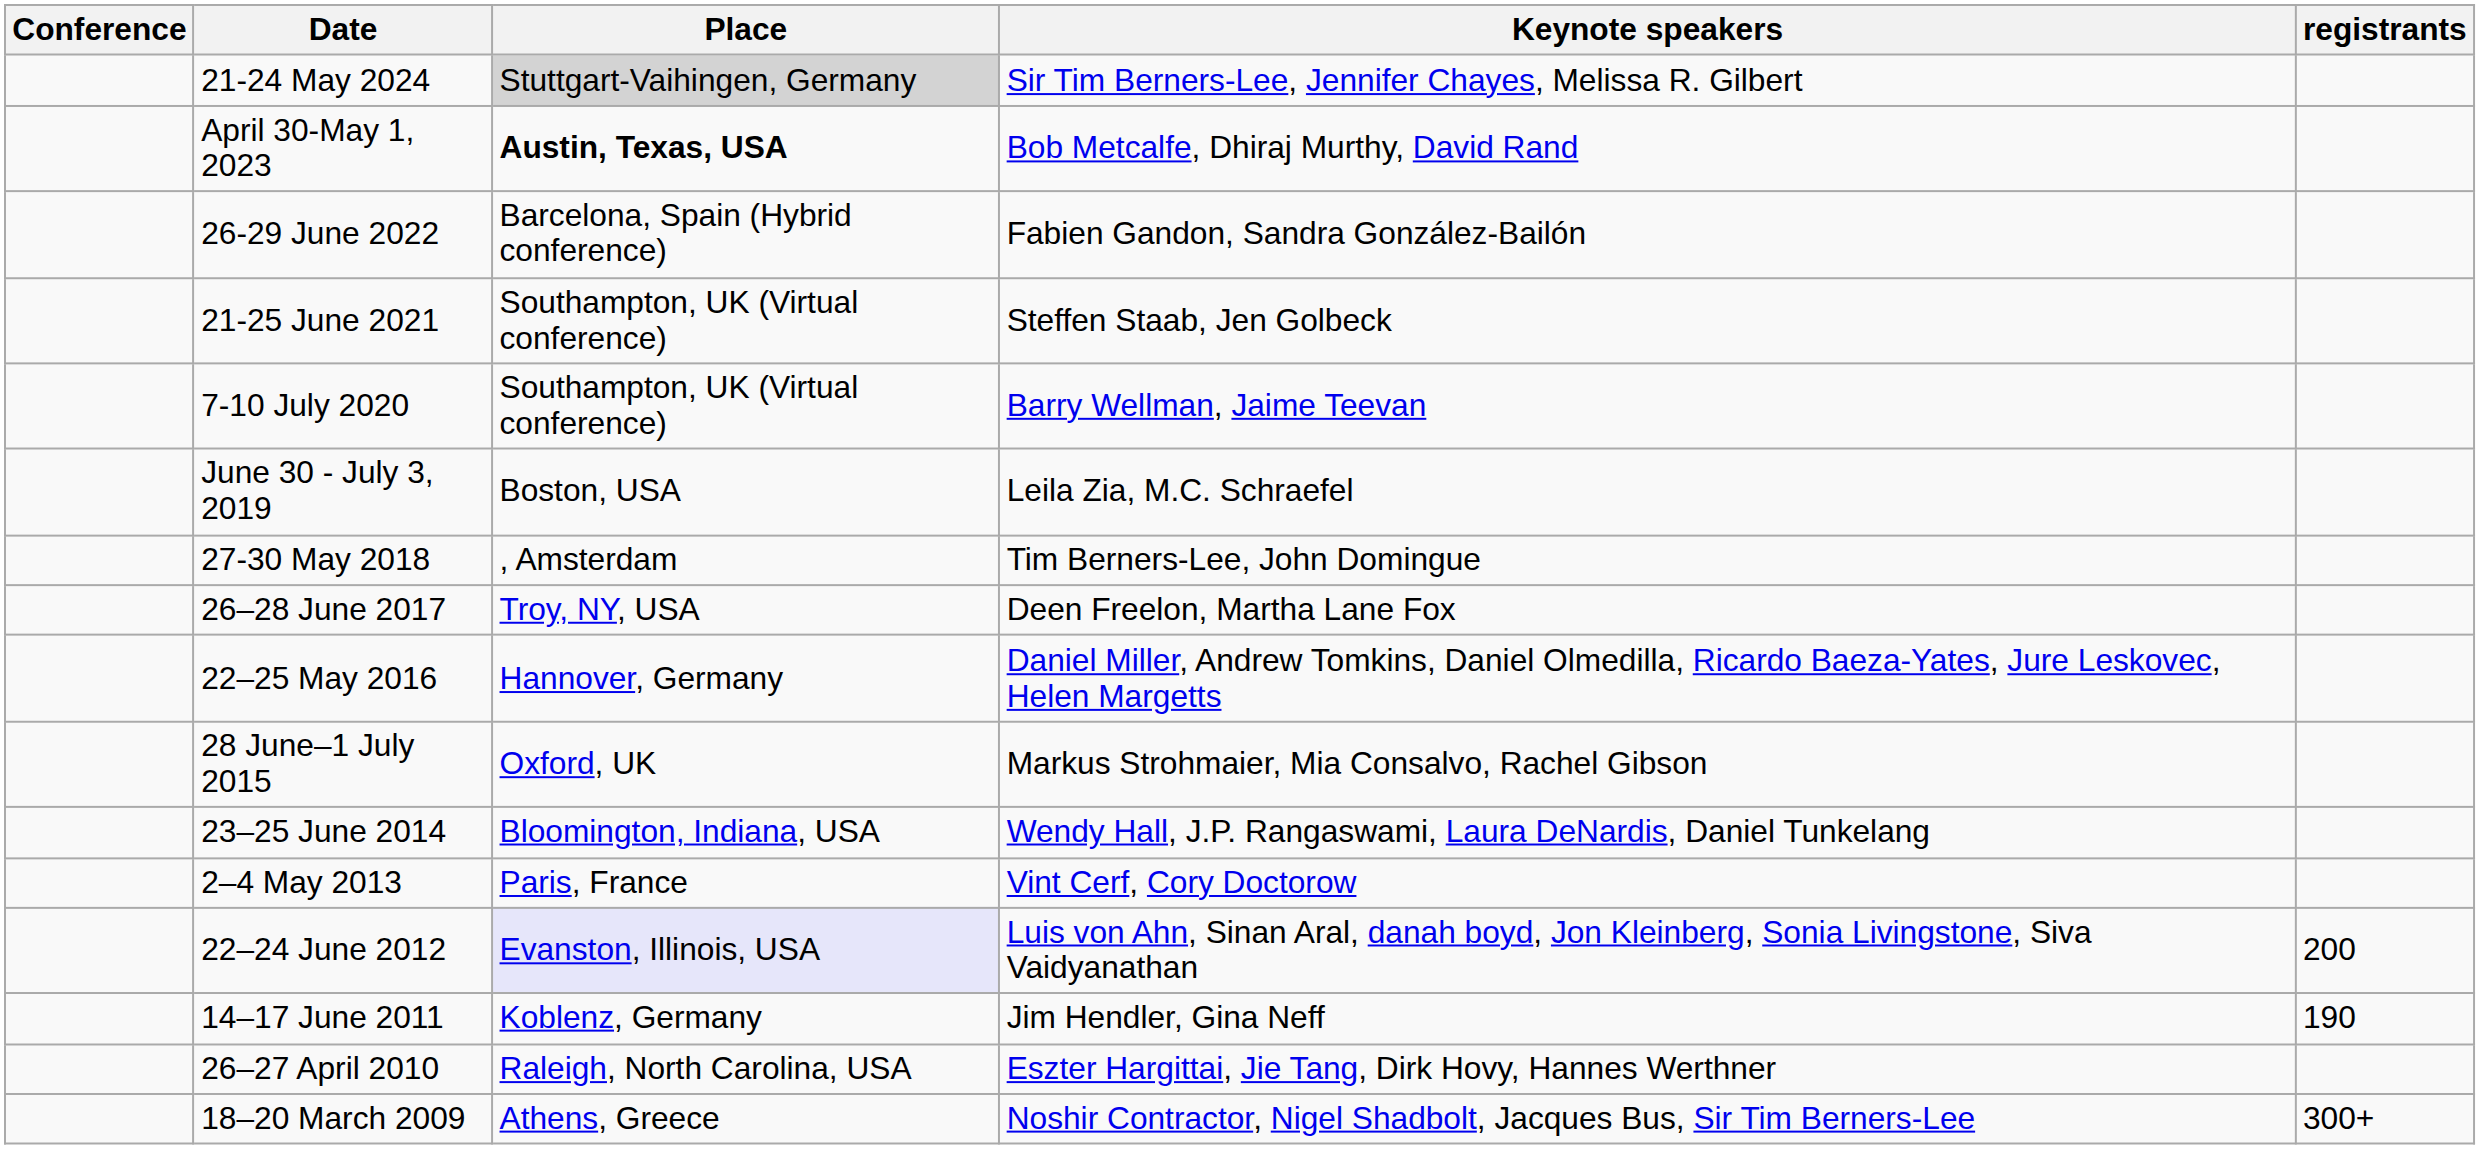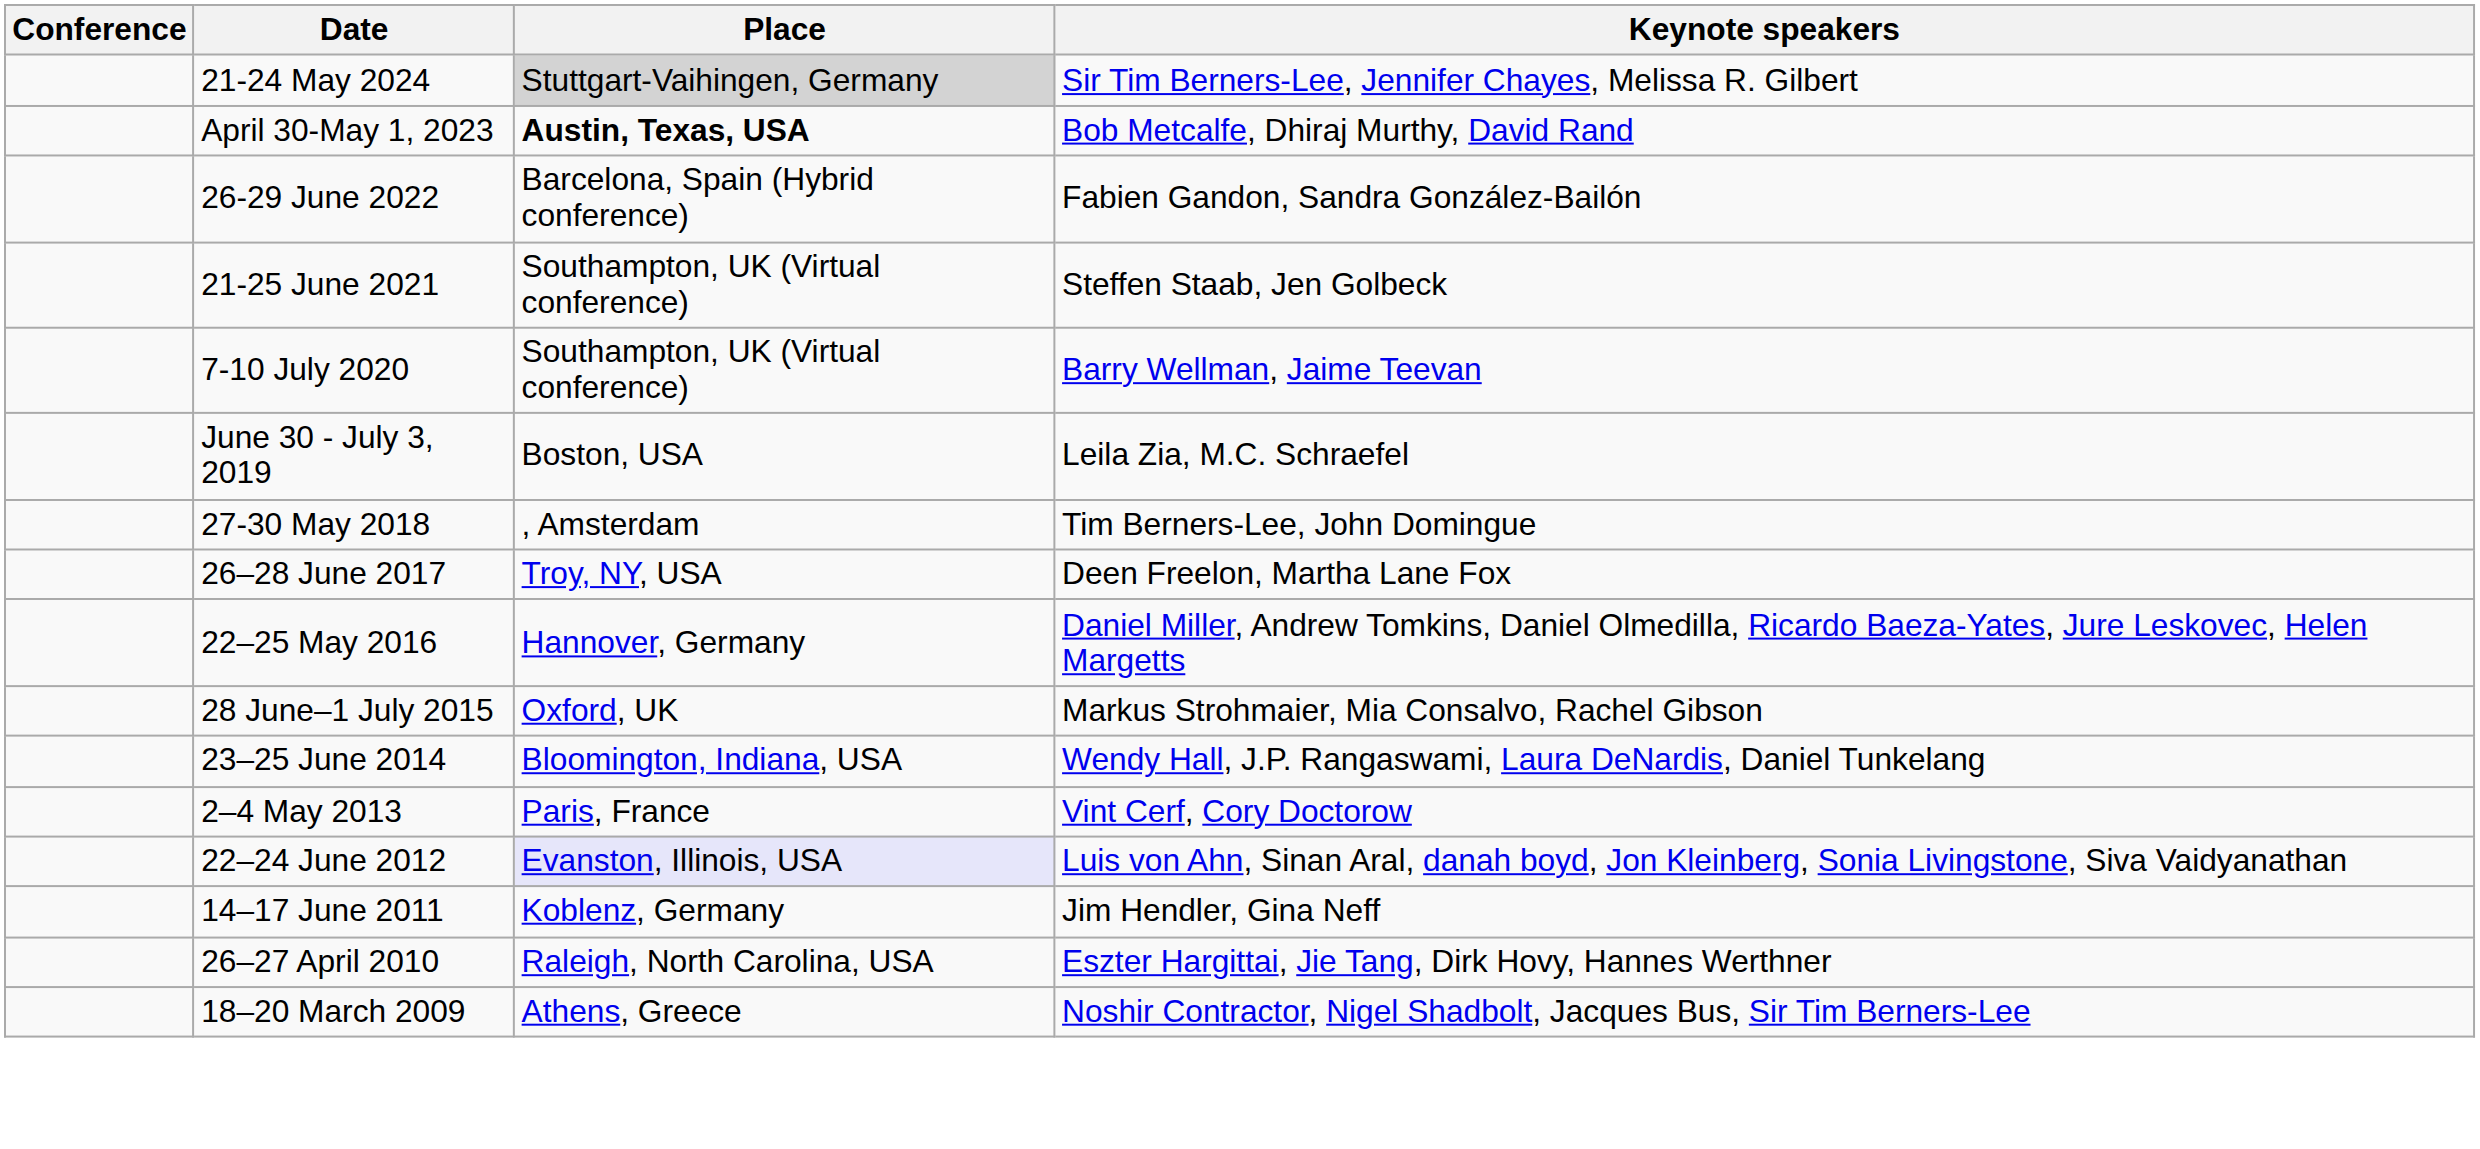- column: (2385, 29)
